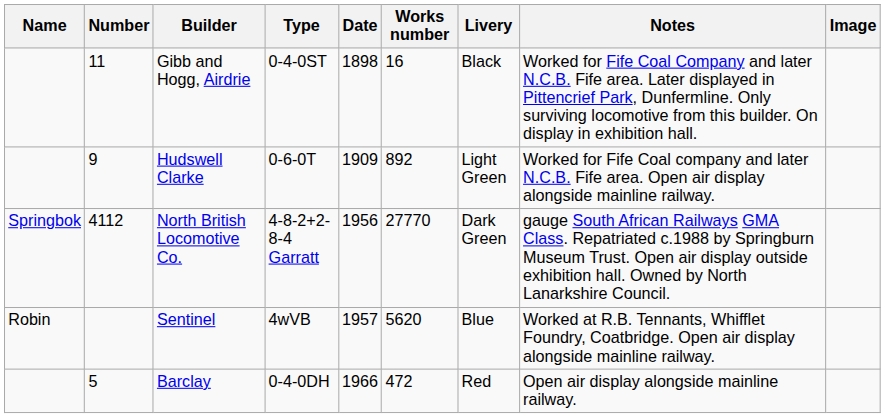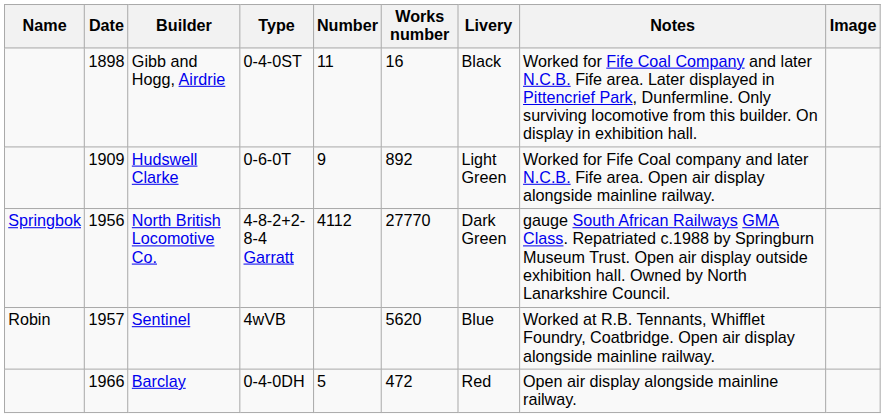columns swapped: (119, 26) <-> (360, 26)
